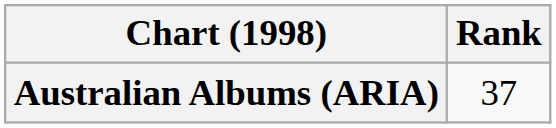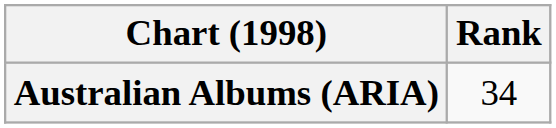(499, 92) 37 -> (499, 92) 34
